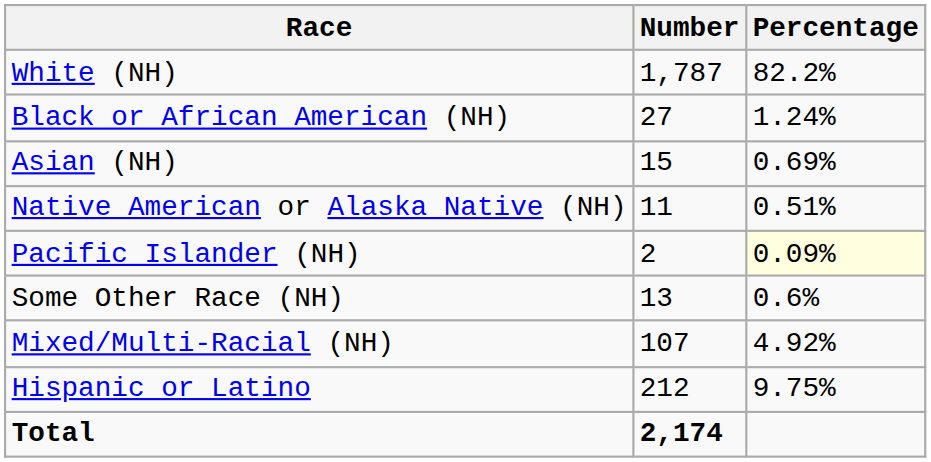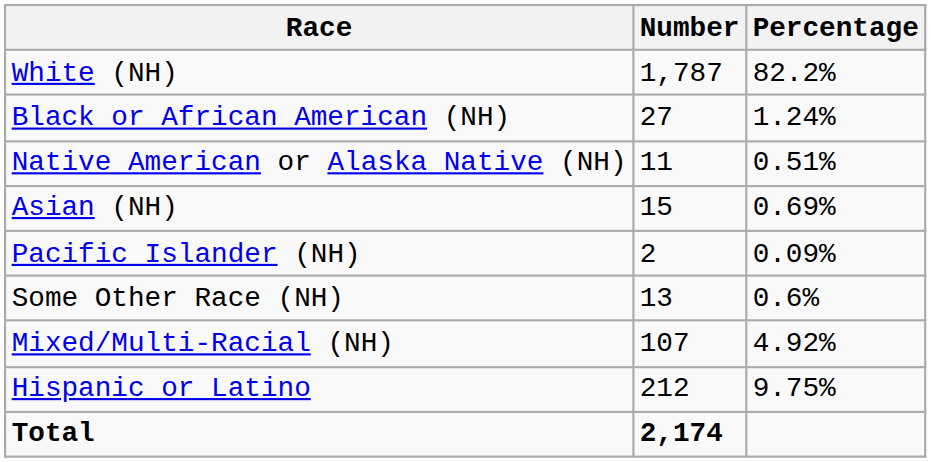rows swapped: (319, 208) <-> (95, 163)
(794, 253) lightyellow background -> (794, 253) no background
